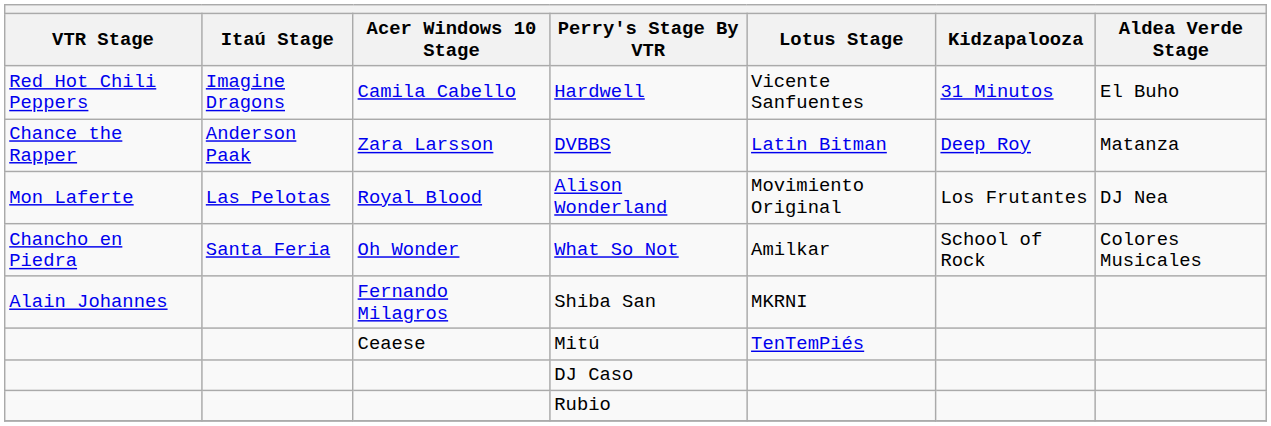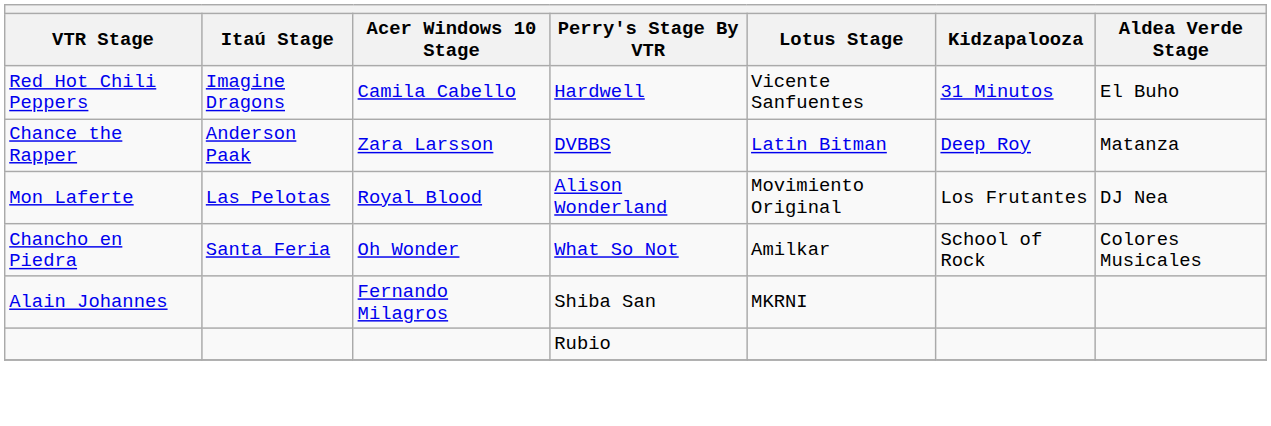- row: (577, 344)
- row: (594, 375)
